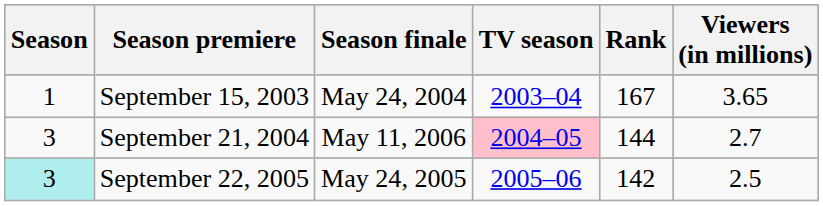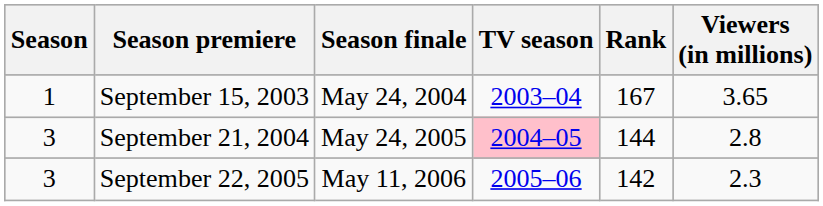(394, 137) May 11, 2006 -> (394, 137) May 24, 2005
(745, 137) 2.7 -> (745, 137) 2.8
(49, 178) paleturquoise background -> (49, 178) no background
(394, 178) May 24, 2005 -> (394, 178) May 11, 2006
(745, 178) 2.5 -> (745, 178) 2.3
